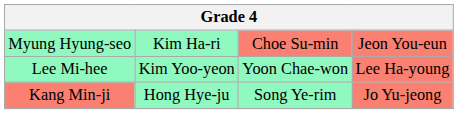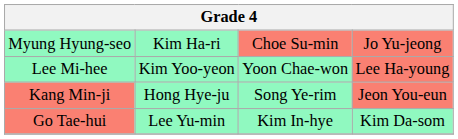(403, 43) Jeon You-eun -> (402, 43) Jo Yu-jeong
(402, 95) Jo Yu-jeong -> (403, 95) Jeon You-eun
+ row: (70, 120)
